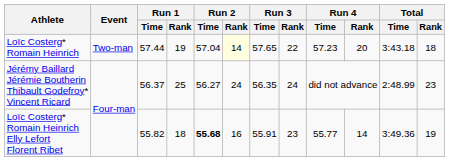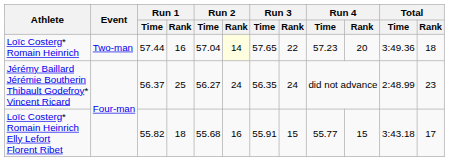(180, 48) 19 -> (180, 48) 16
(398, 48) 3:43.18 -> (398, 48) 3:49.36
(208, 133) bold -> (208, 133) normal
(293, 133) 23 -> (293, 133) 15
(362, 133) 14 -> (362, 133) 15
(398, 133) 3:49.36 -> (398, 133) 3:43.18
(431, 133) 19 -> (431, 133) 17
